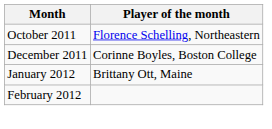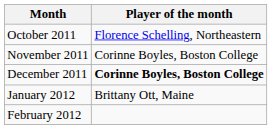+ row: (48, 54)
(175, 54) normal -> (179, 74) bold
